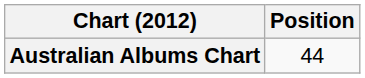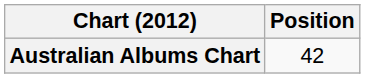(312, 55) 44 -> (312, 55) 42
